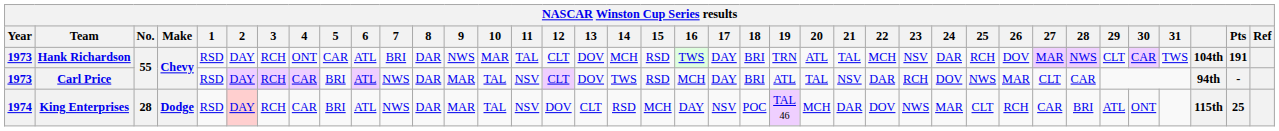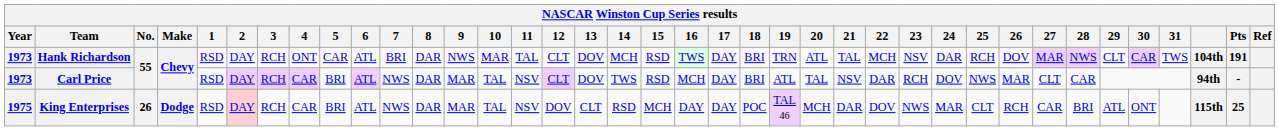(20, 107) 1974 -> (20, 107) 1975
(146, 107) 28 -> (146, 107) 26
(724, 107) NSV -> (724, 107) DAY
